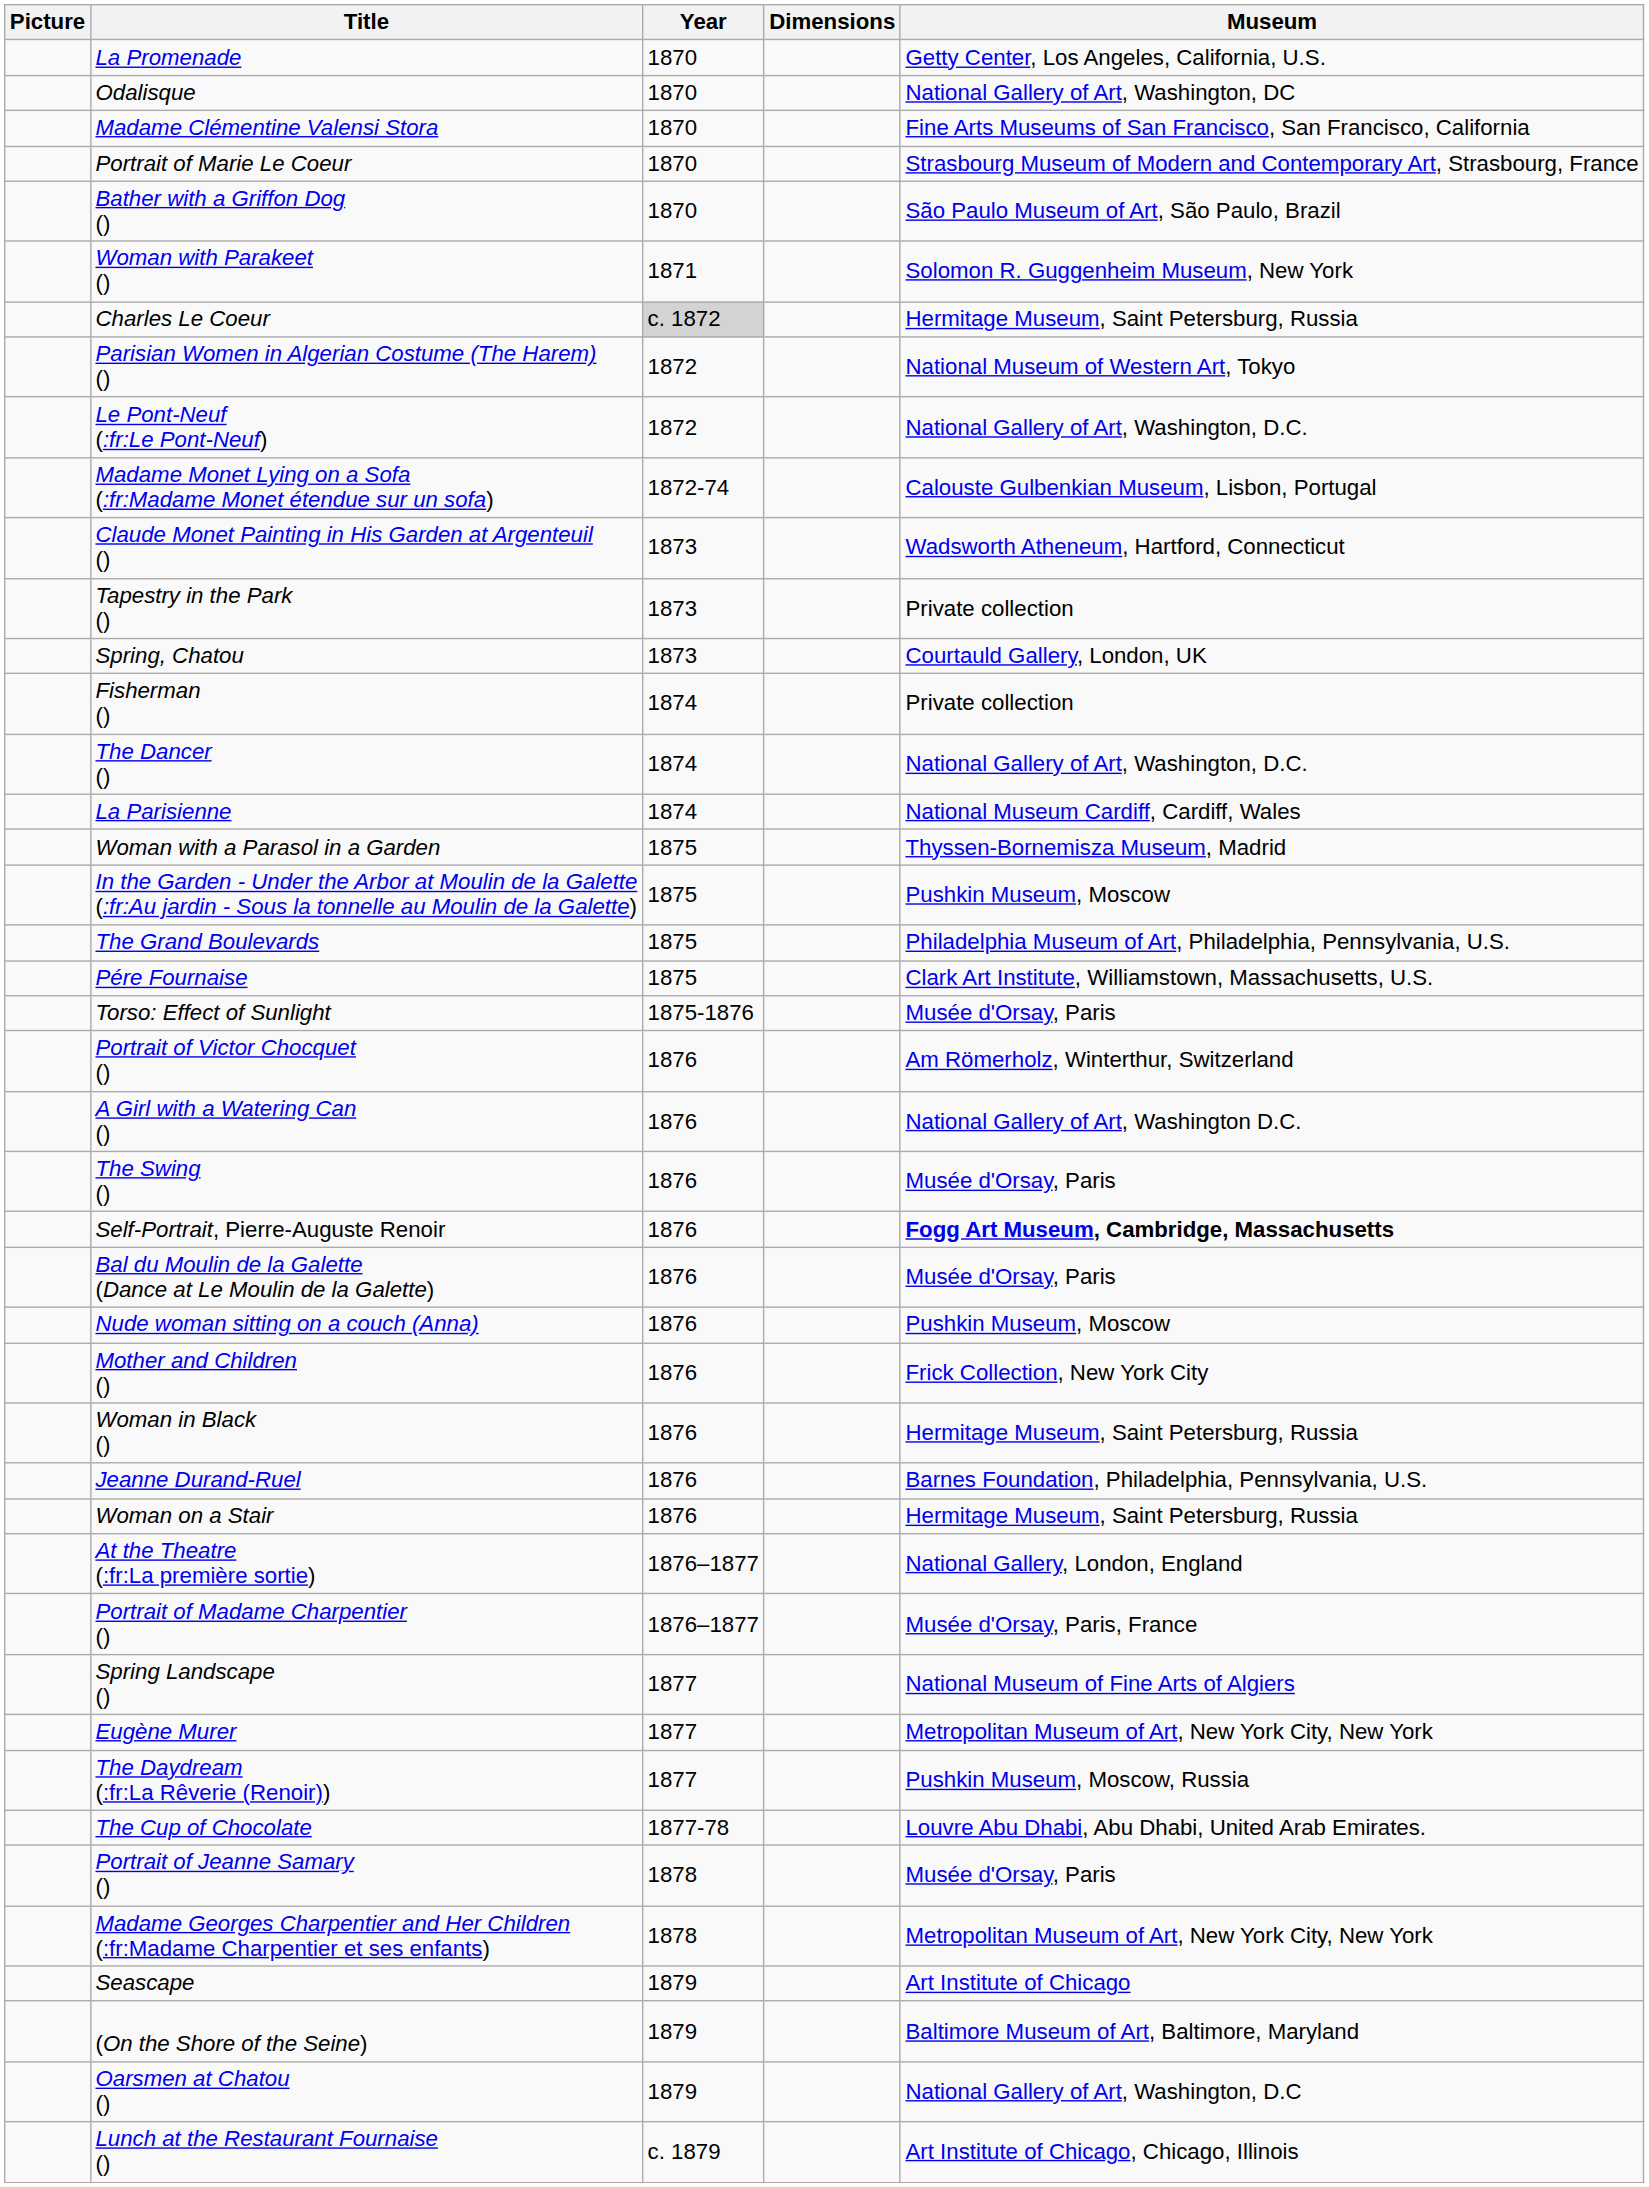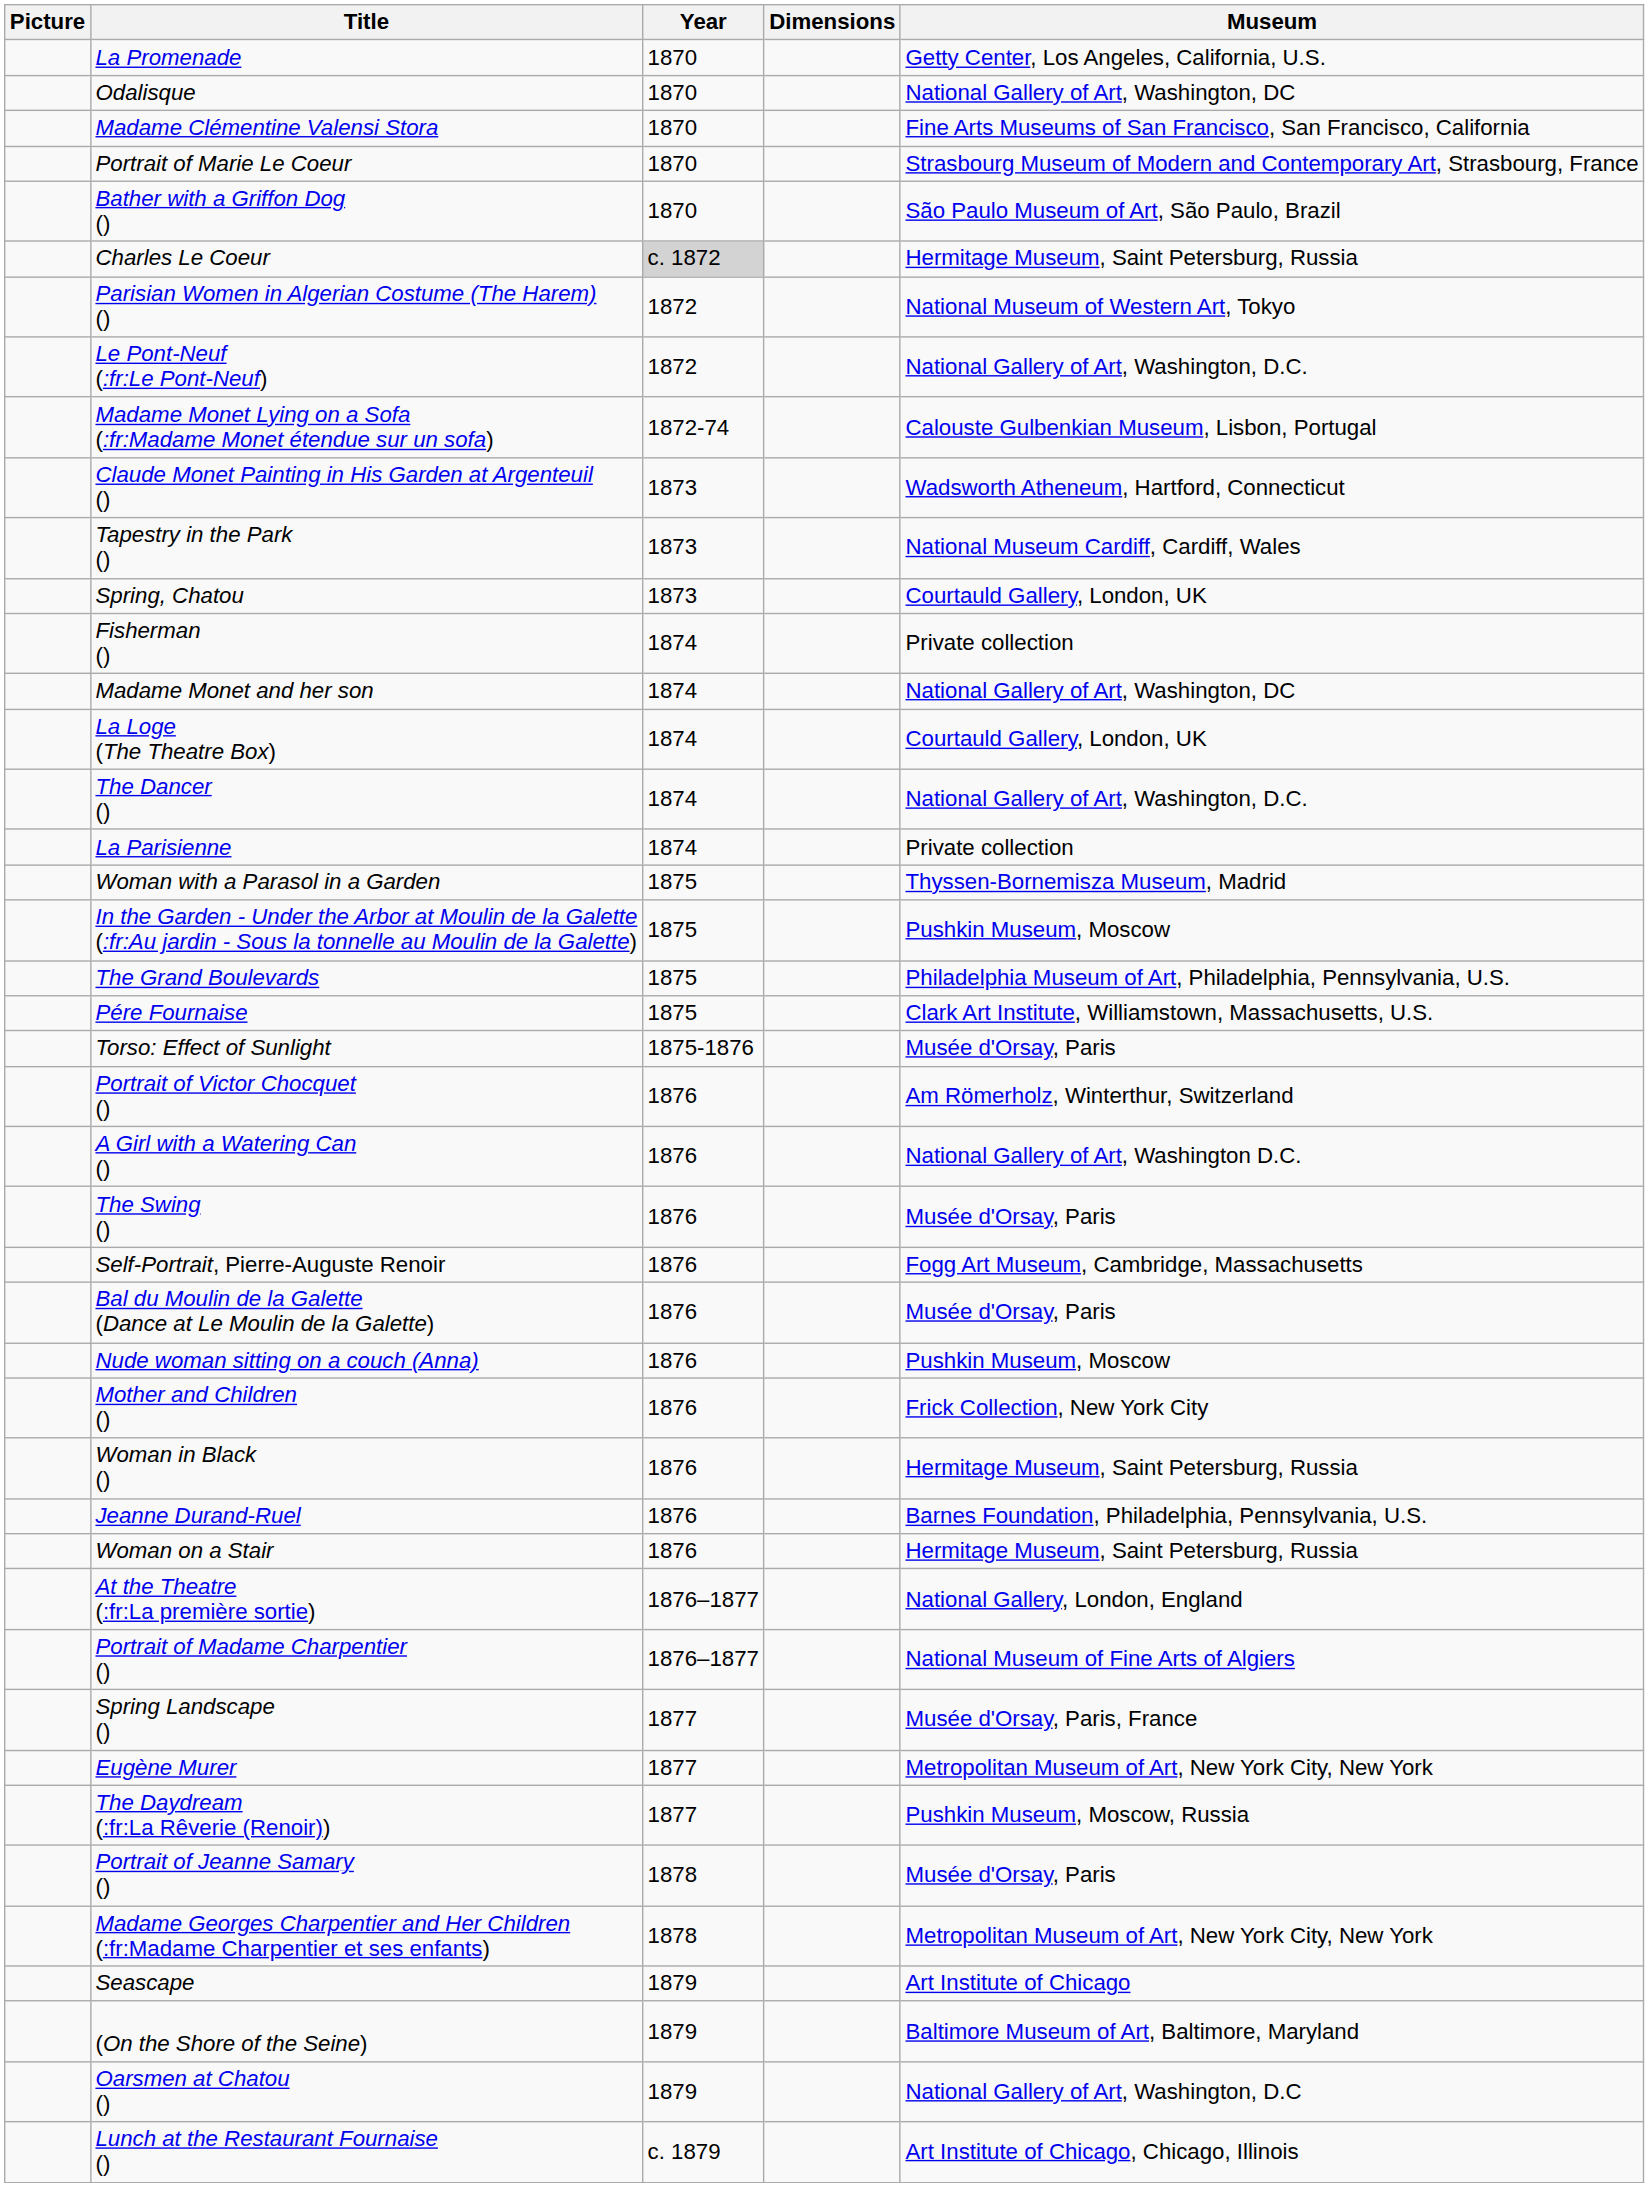- row: (204, 271)
(990, 608) Private collection -> (1103, 547) National Museum Cardiff, Cardiff, Wales
+ row: (235, 691)
+ row: (186, 738)
(1103, 811) National Museum Cardiff, Cardiff, Wales -> (990, 846) Private collection
(1150, 1229) bold -> (1134, 1264) normal
(1051, 1623) Musée d'Orsay, Paris, France -> (1100, 1659) National Museum of Fine Arts of Algiers
(1100, 1684) National Museum of Fine Arts of Algiers -> (1051, 1719) Musée d'Orsay, Paris, France
- row: (204, 1827)
